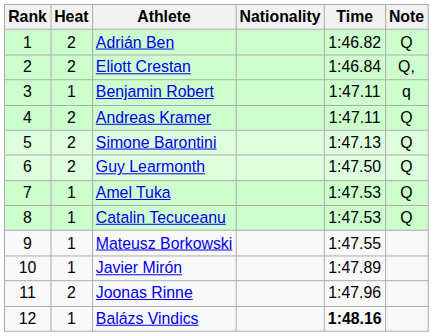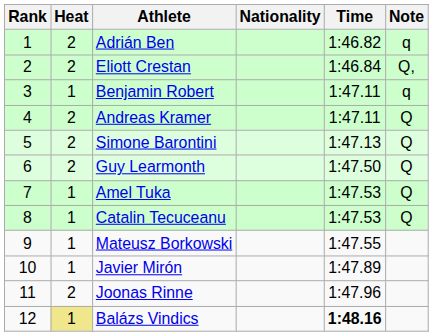(406, 42) Q -> (406, 42) q
(71, 318) no background -> (71, 318) khaki background
